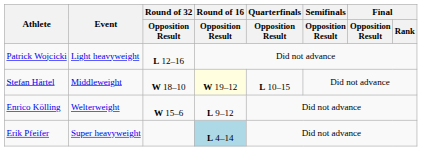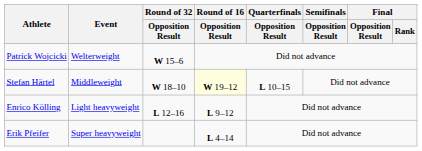(105, 56) Light heavyweight -> (95, 56) Welterweight
(169, 62) L 12–16 -> (169, 62) W 15–6
(95, 108) Welterweight -> (105, 108) Light heavyweight
(169, 113) W 15–6 -> (169, 113) L 12–16
(220, 139) lightblue background -> (220, 139) no background
